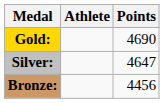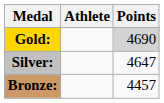(141, 39) no background -> (141, 39) lightgrey background
(141, 86) 4456 -> (141, 86) 4457
